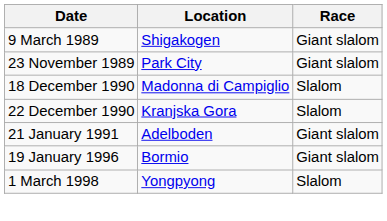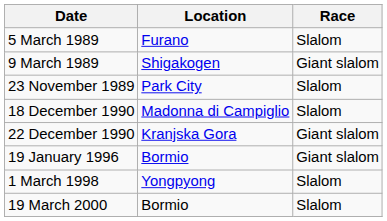+ row: (53, 39)
(338, 63) Giant slalom -> (319, 87) Slalom
(319, 110) Slalom -> (338, 134) Giant slalom
- row: (63, 134)
+ row: (58, 205)
